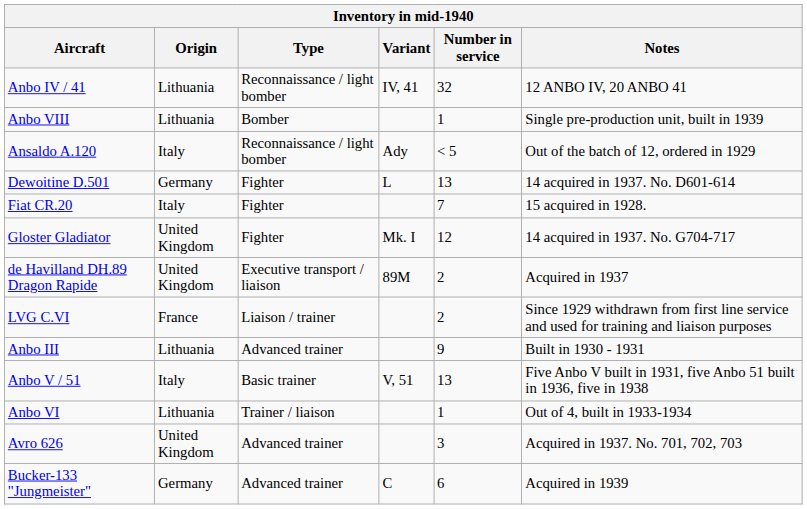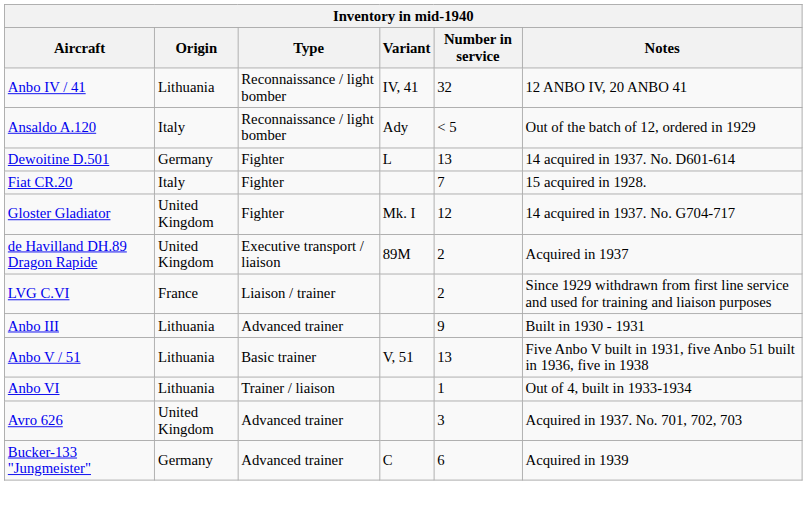- row: (39, 119)
(171, 380) Italy -> (186, 357) Lithuania
